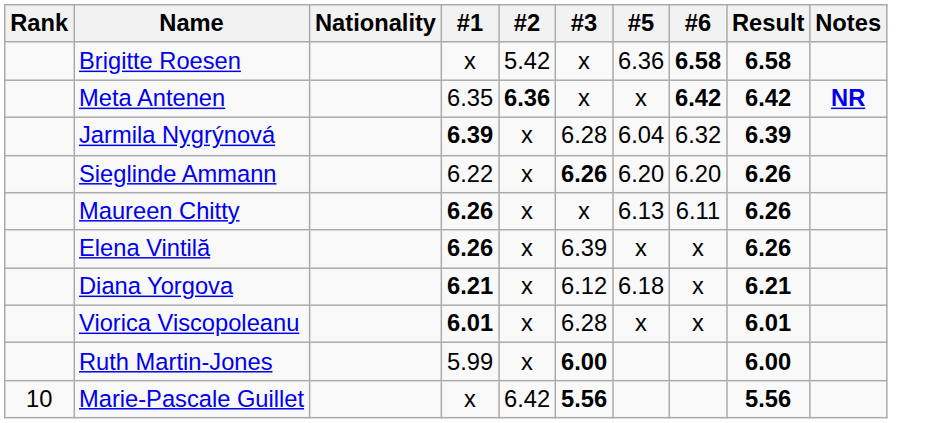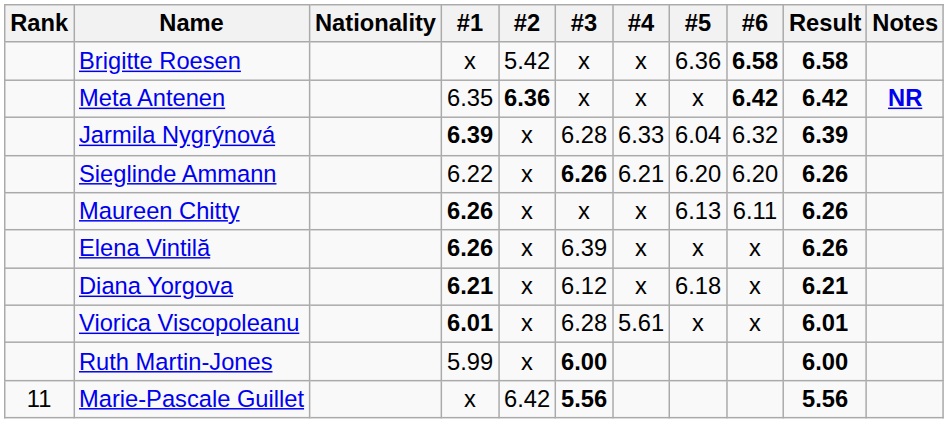+ column: (641, 23)
(39, 398) 10 -> (39, 398) 11
